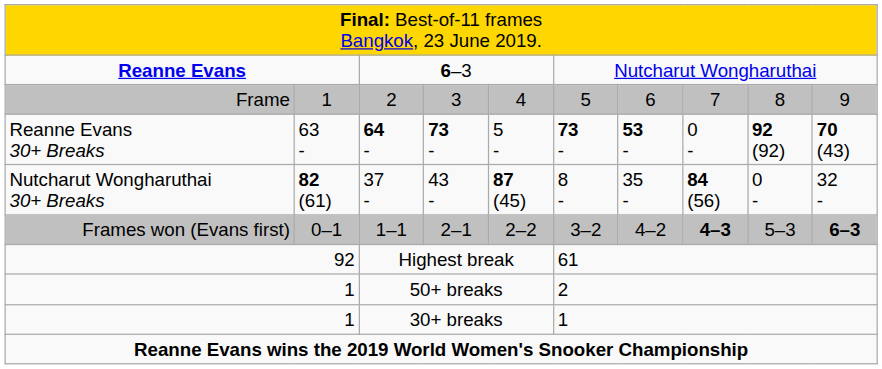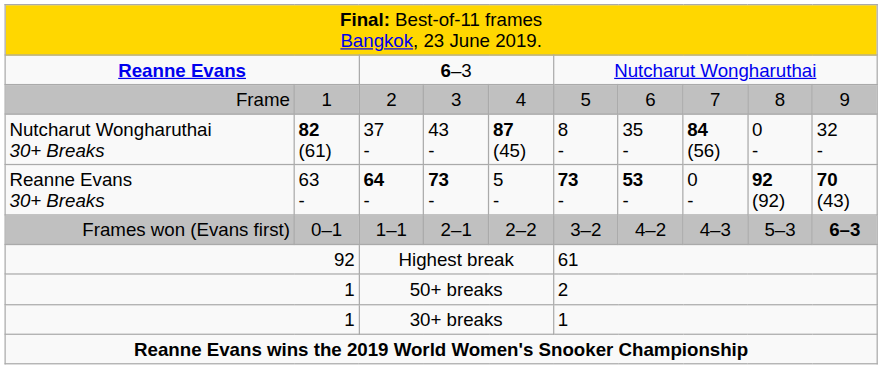rows swapped: (374, 140) <-> (374, 190)
(715, 230) bold -> (715, 230) normal
